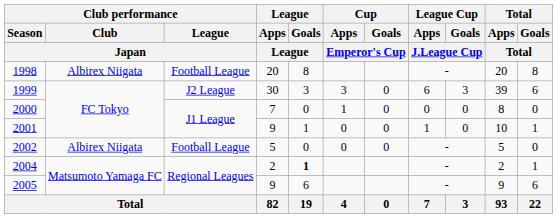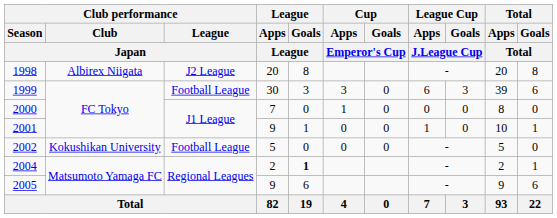(210, 71) Football League -> (210, 71) J2 League
(210, 90) J2 League -> (210, 90) Football League
(105, 147) Albirex Niigata -> (105, 147) Kokushikan University
